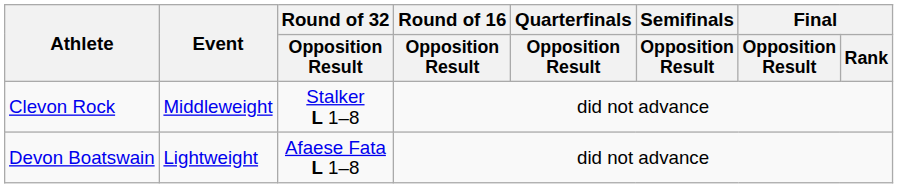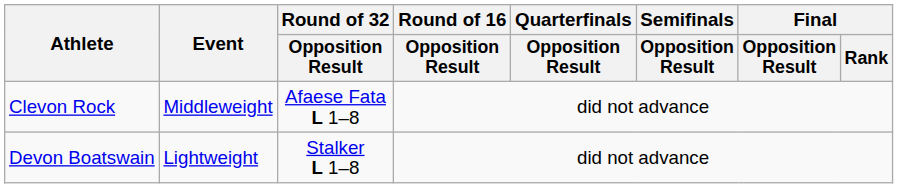(335, 107) Stalker L 1–8 -> (335, 107) Afaese Fata L 1–8
(335, 158) Afaese Fata L 1–8 -> (335, 158) Stalker L 1–8
